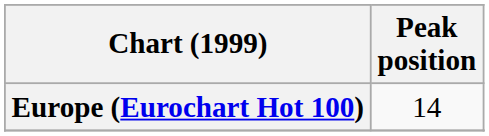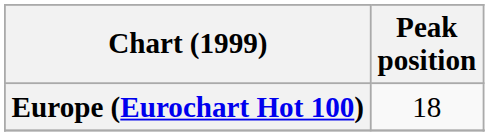(427, 106) 14 -> (427, 106) 18
